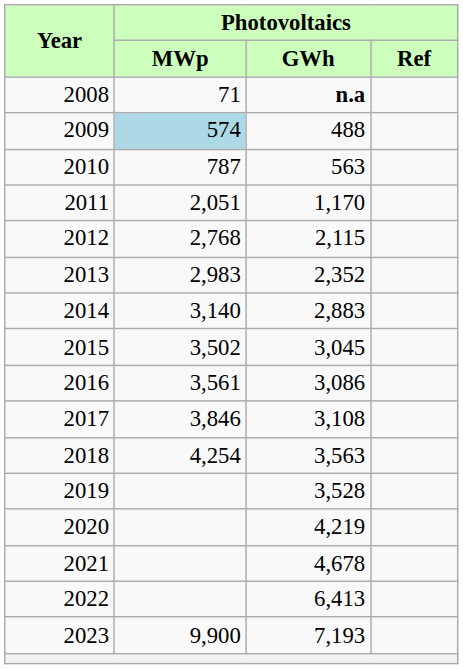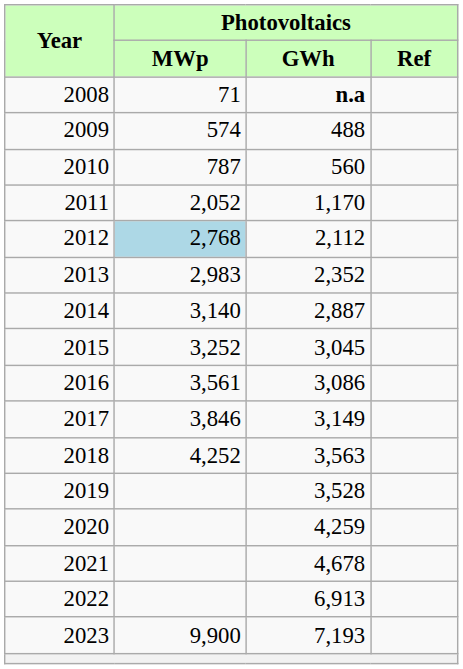(224, 130) lightblue background -> (224, 130) no background
(348, 166) 563 -> (348, 166) 560
(215, 202) 2,051 -> (215, 202) 2,052
(215, 238) no background -> (215, 238) lightblue background
(340, 238) 2,115 -> (340, 238) 2,112
(340, 310) 2,883 -> (340, 310) 2,887
(215, 346) 3,502 -> (215, 346) 3,252
(340, 418) 3,108 -> (340, 418) 3,149
(215, 454) 4,254 -> (215, 454) 4,252
(340, 526) 4,219 -> (340, 526) 4,259
(340, 599) 6,413 -> (340, 599) 6,913
